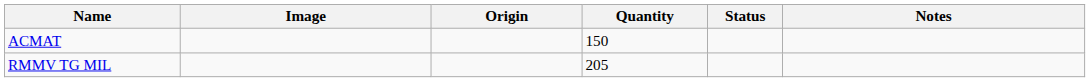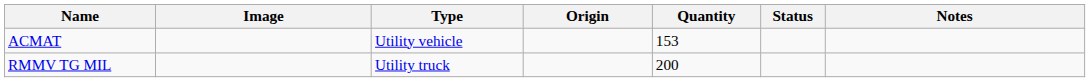+ column: (447, 16)
(597, 40) 150 -> (667, 40) 153
(597, 64) 205 -> (667, 64) 200
